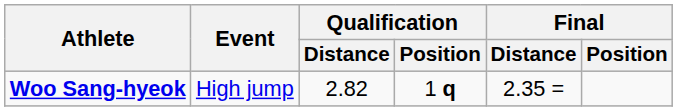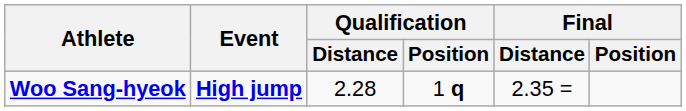(245, 89) normal -> (249, 89) bold
(347, 89) 2.82 -> (355, 89) 2.28
